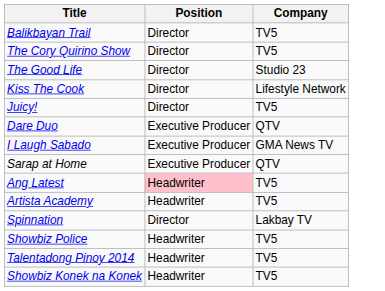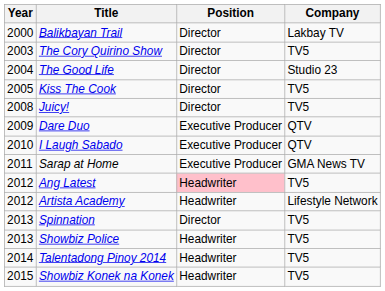+ column: (20, 13)
(266, 32) TV5 -> (316, 32) Lakbay TV
(301, 88) Lifestyle Network -> (298, 88) TV5
(294, 145) GMA News TV -> (300, 145) QTV
(268, 164) QTV -> (326, 164) GMA News TV
(266, 201) TV5 -> (332, 201) Lifestyle Network
(284, 220) Lakbay TV -> (298, 220) TV5
